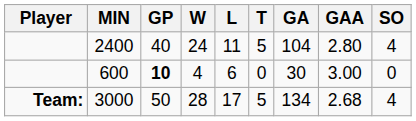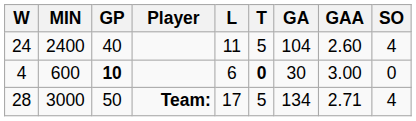columns swapped: (46, 18) <-> (198, 18)
(345, 45) 2.80 -> (345, 45) 2.60
(262, 73) normal -> (262, 73) bold
(345, 101) 2.68 -> (345, 101) 2.71
